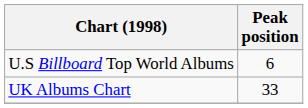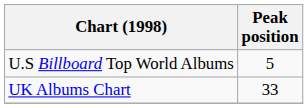(270, 63) 6 -> (270, 63) 5
